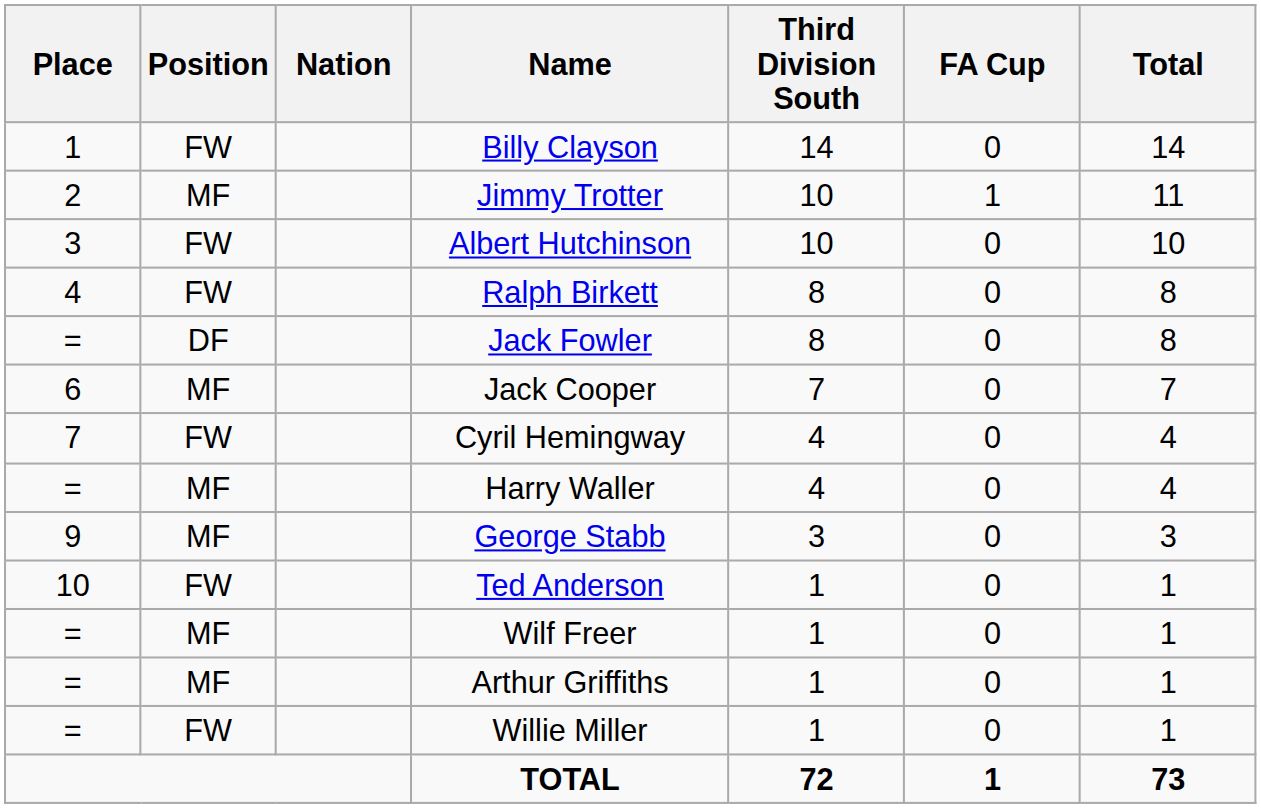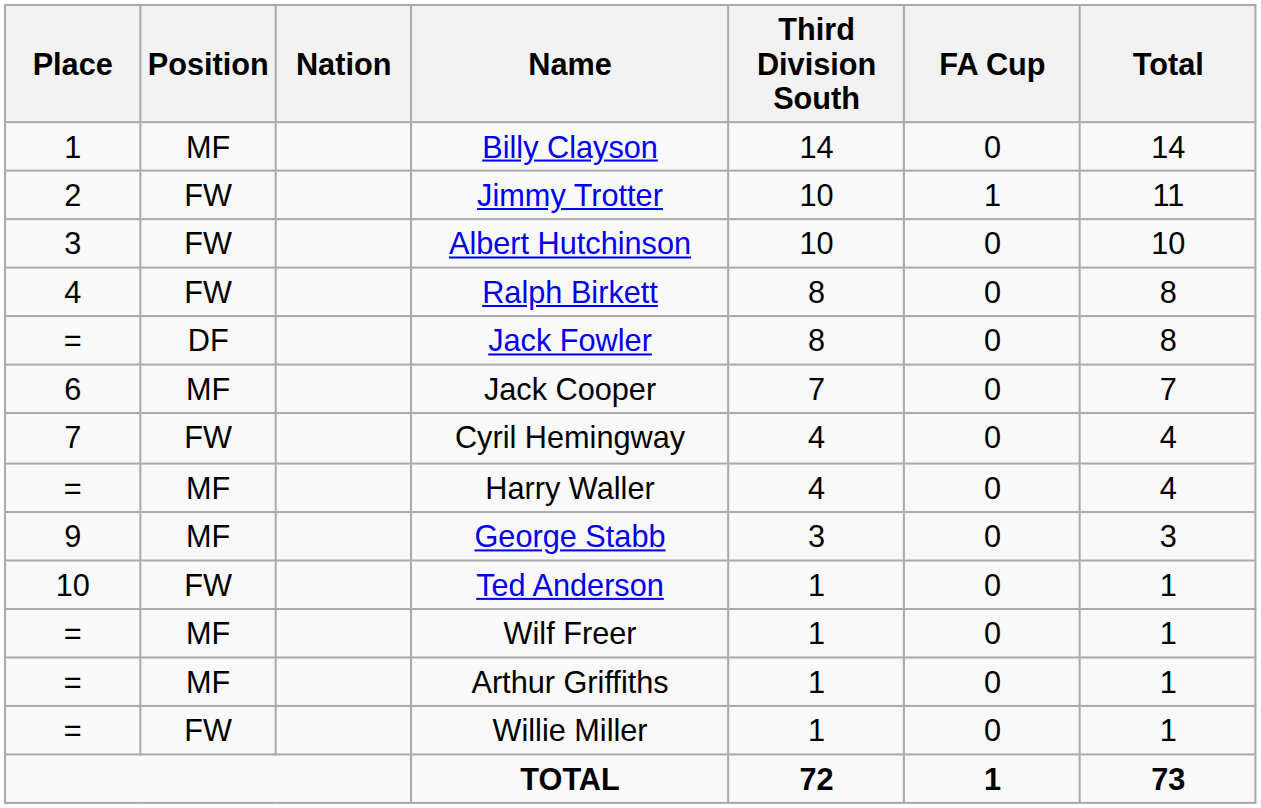(208, 147) FW -> (208, 147) MF
(208, 195) MF -> (208, 195) FW
